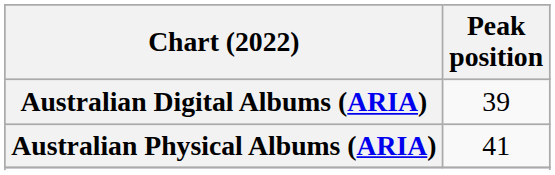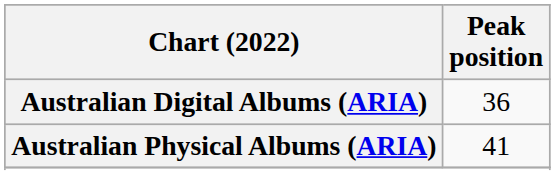(496, 101) 39 -> (496, 101) 36
